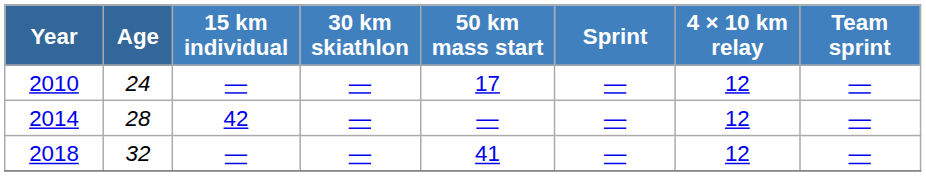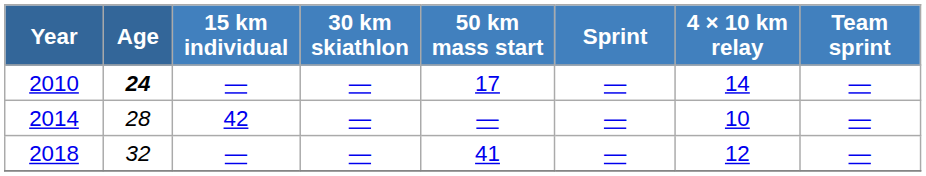(138, 83) normal -> (138, 83) bold
(737, 83) 12 -> (737, 83) 14
(737, 118) 12 -> (737, 118) 10
